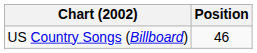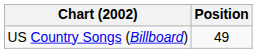(222, 37) 46 -> (222, 37) 49
